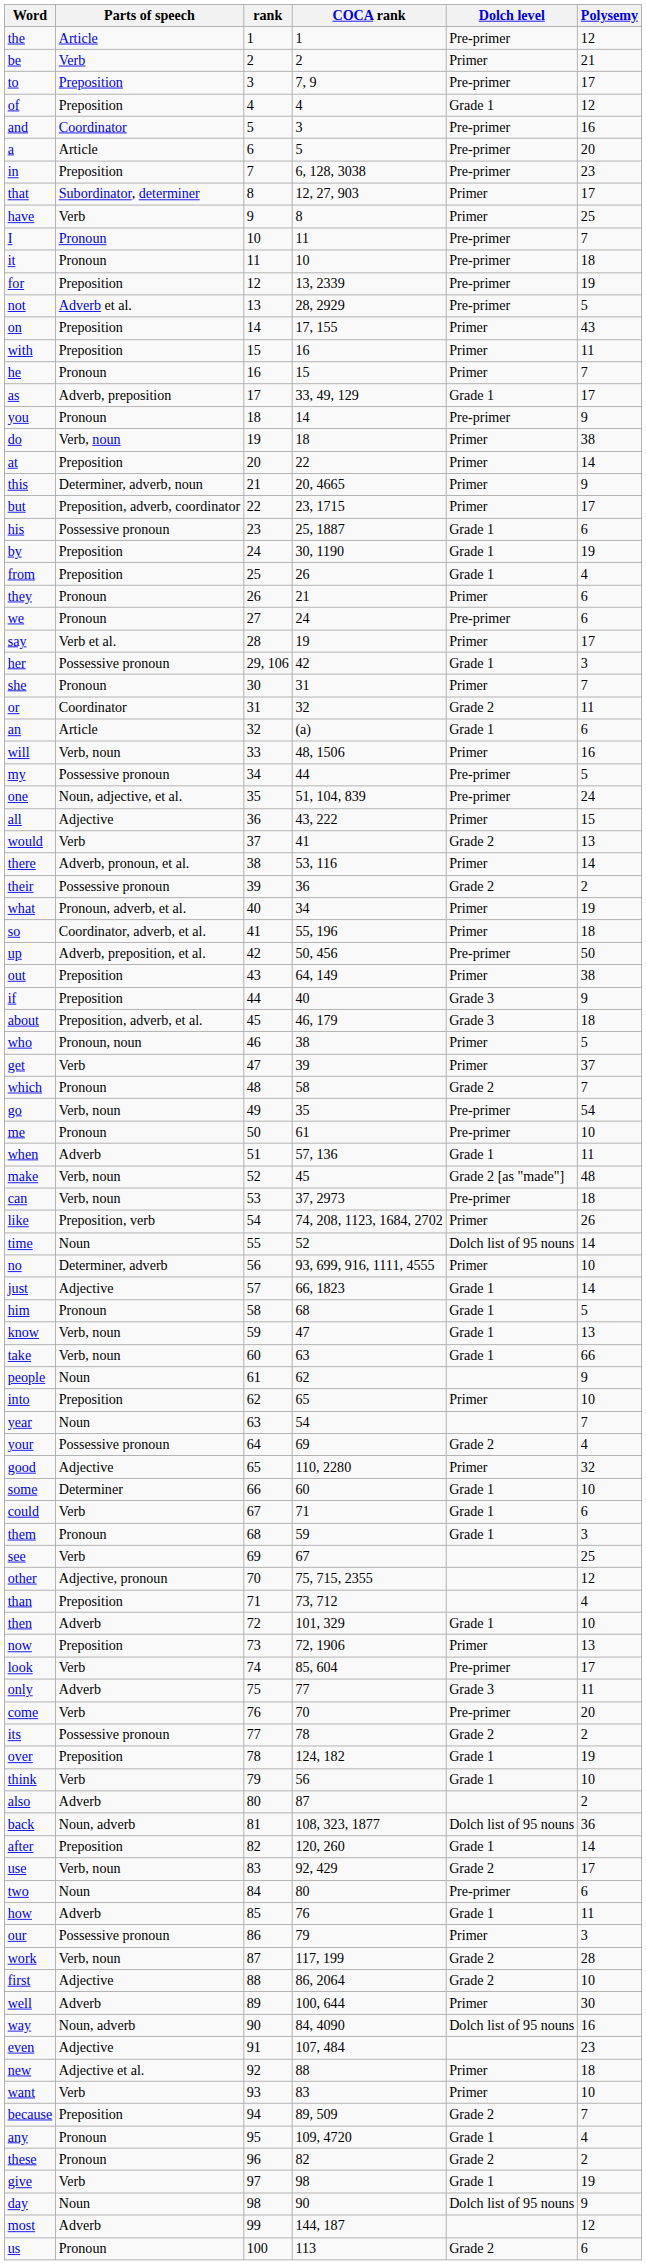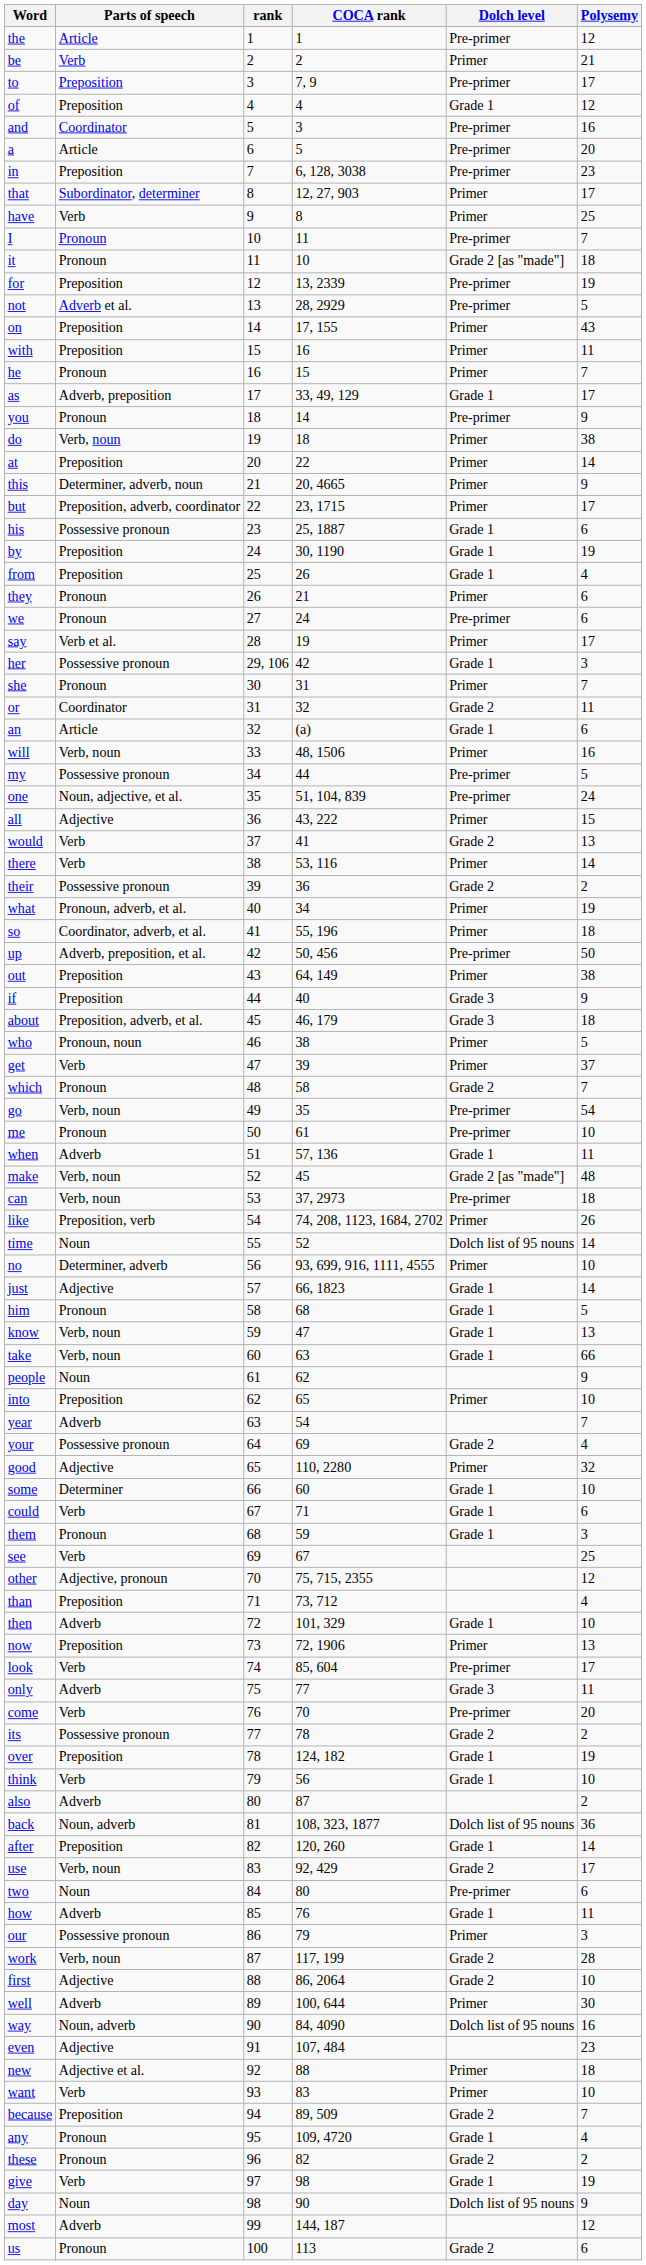(480, 261) Pre-primer -> (507, 261) Grade 2 [as "made"]
(124, 864) Adverb, pronoun, et al. -> (72, 864) Verb
(74, 1422) Noun -> (80, 1422) Adverb
